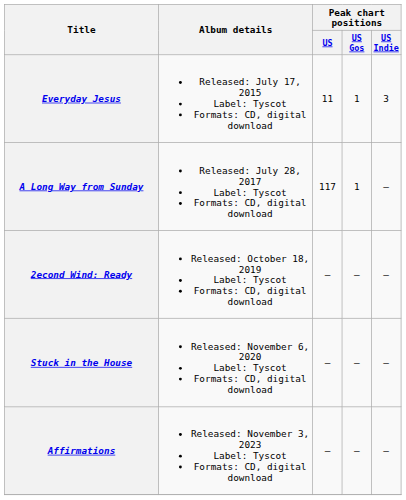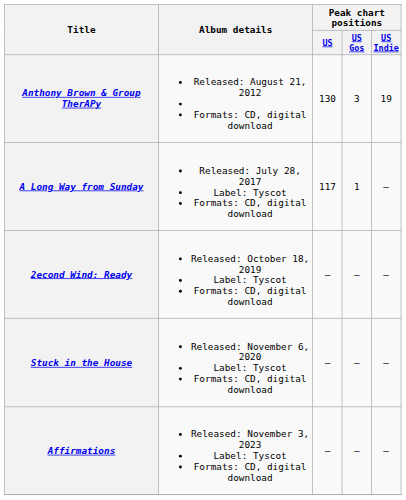+ row: (81, 99)
- row: (81, 99)
